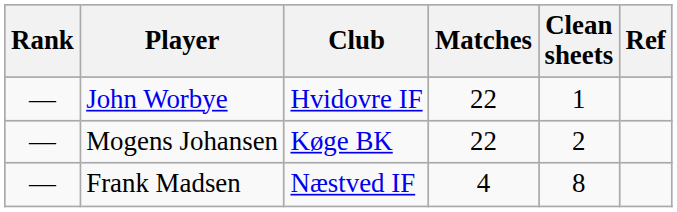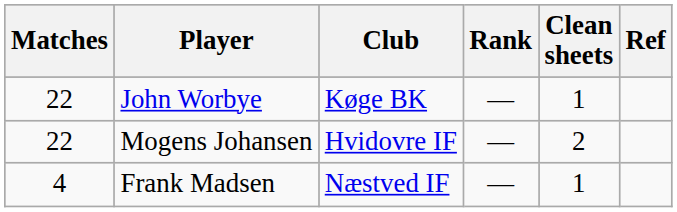columns swapped: (42, 40) <-> (484, 40)
(357, 98) Hvidovre IF -> (376, 98) Køge BK
(342, 141) Køge BK -> (391, 141) Hvidovre IF
(579, 183) 8 -> (579, 183) 1
